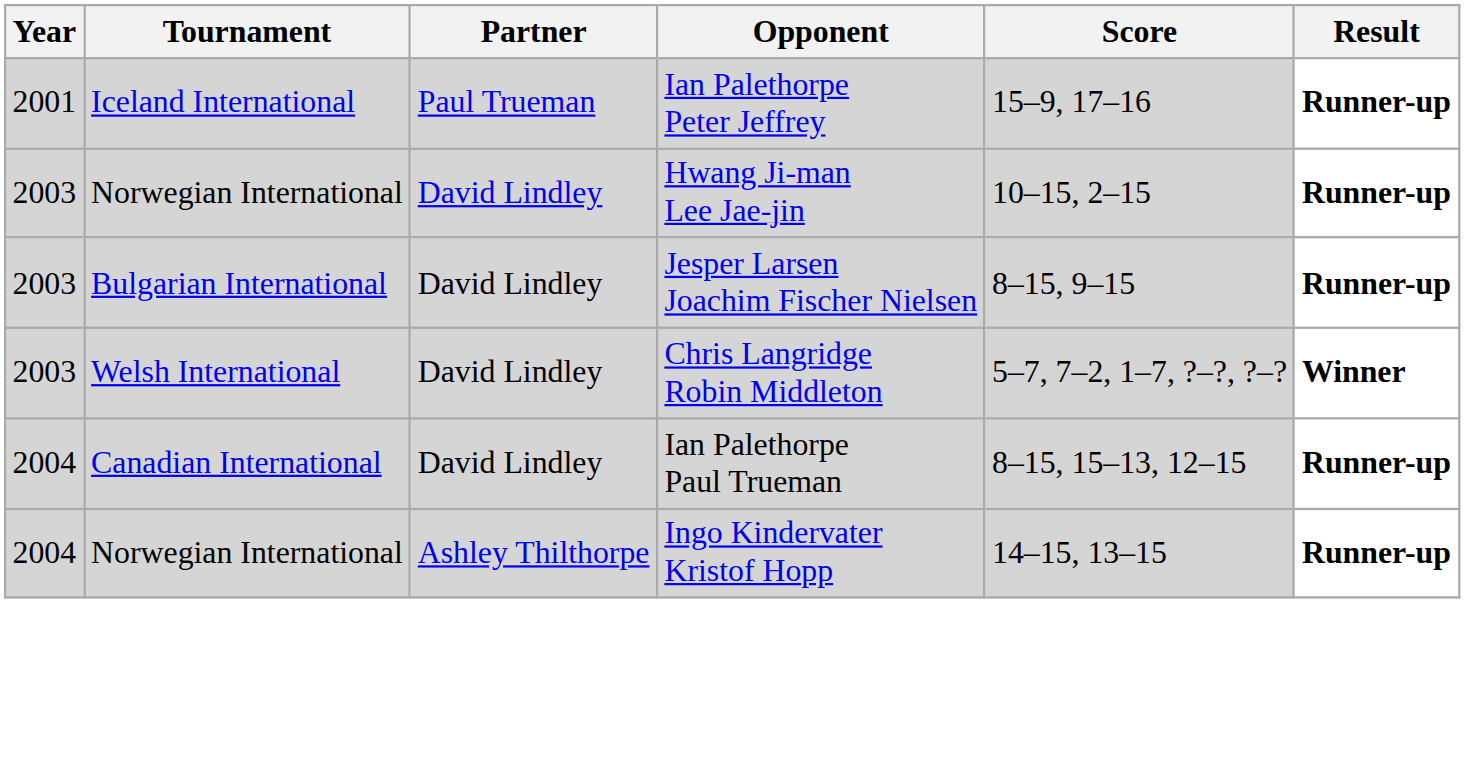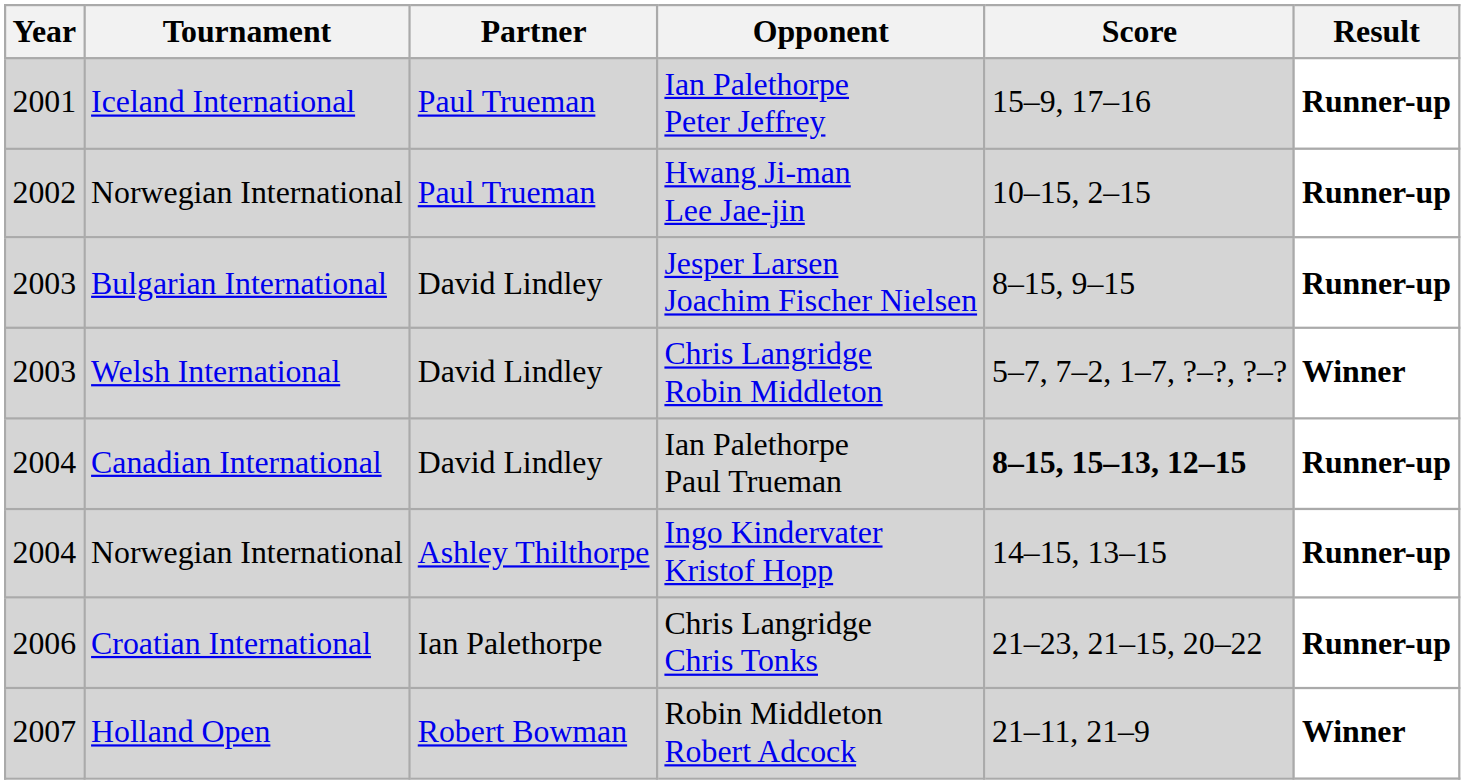(44, 192) 2003 -> (44, 192) 2002
(510, 192) David Lindley -> (507, 192) Paul Trueman
(1119, 462) normal -> (1119, 462) bold
+ row: (768, 642)
+ row: (774, 732)
